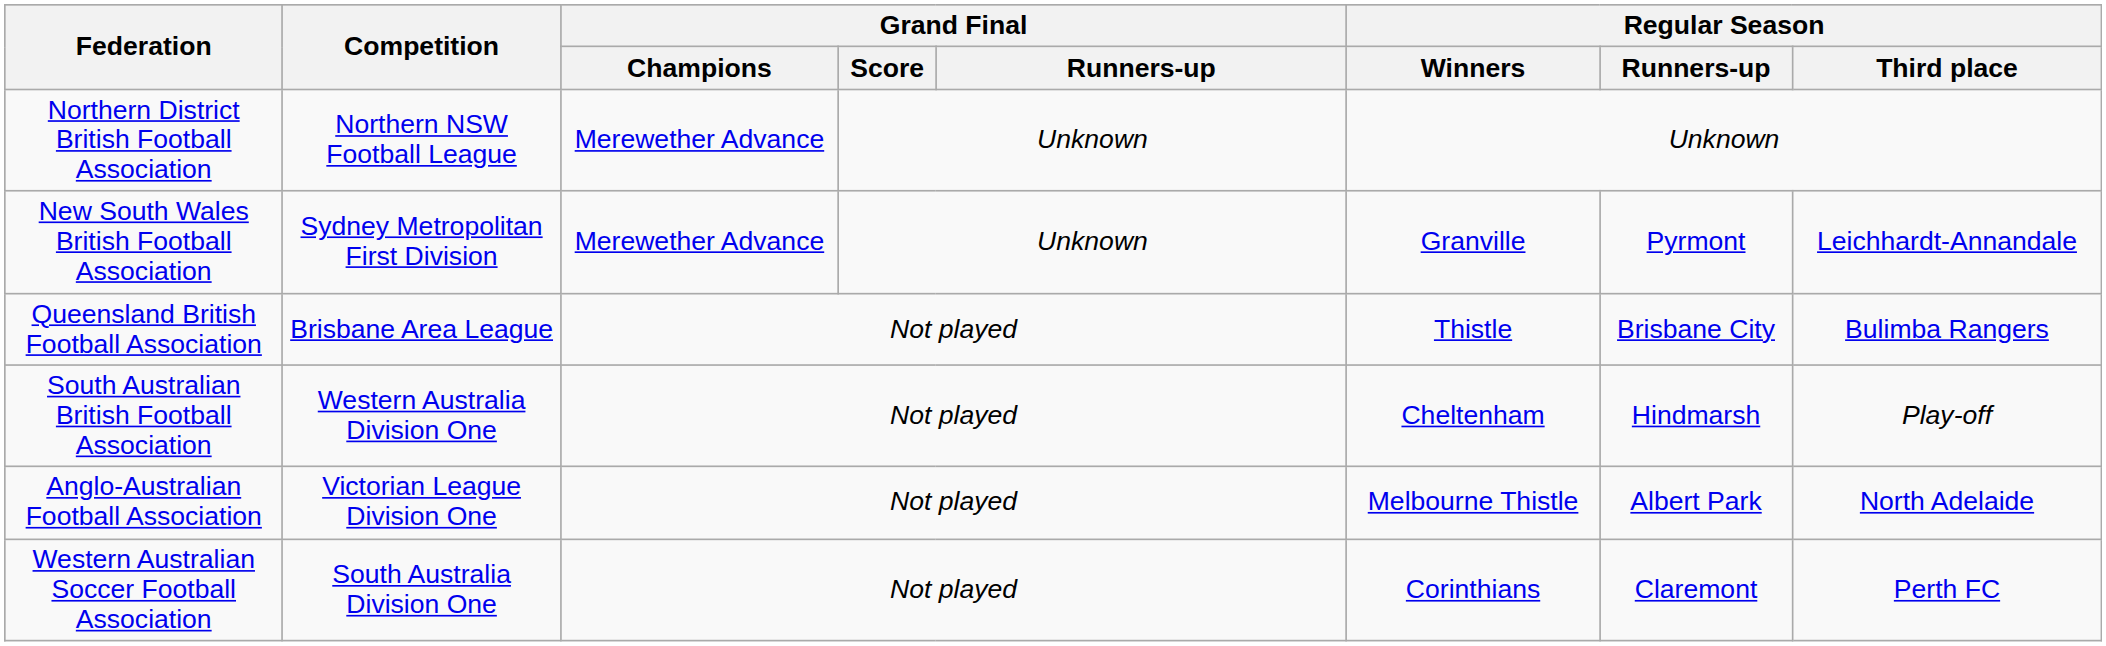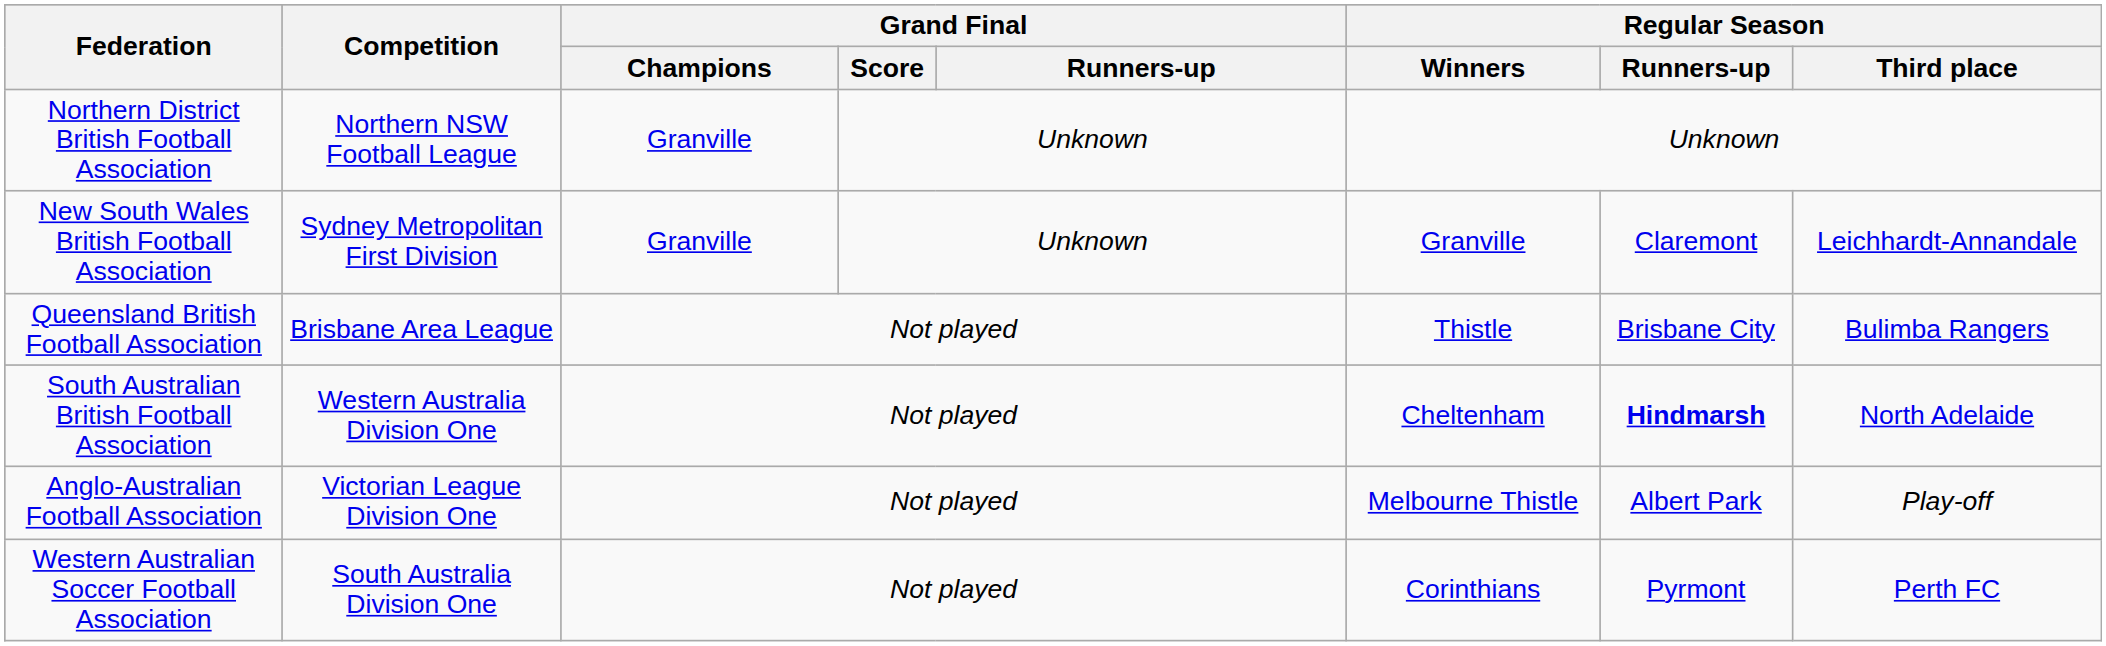(699, 139) Merewether Advance -> (699, 139) Granville
(699, 241) Merewether Advance -> (699, 241) Granville
(1696, 241) Pyrmont -> (1696, 241) Claremont
(1696, 415) normal -> (1696, 415) bold
(1947, 415) Play-off -> (1947, 415) North Adelaide
(1947, 502) North Adelaide -> (1947, 502) Play-off
(1696, 589) Claremont -> (1696, 589) Pyrmont
